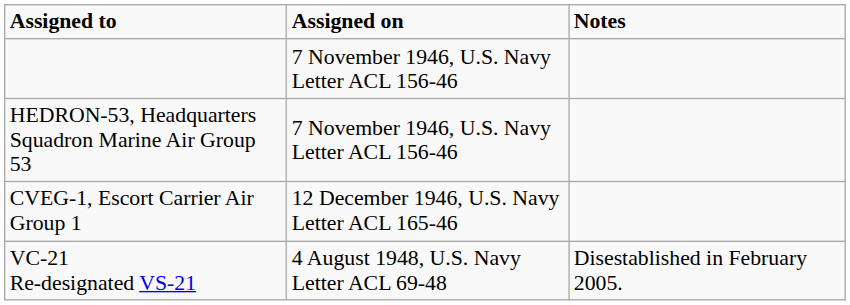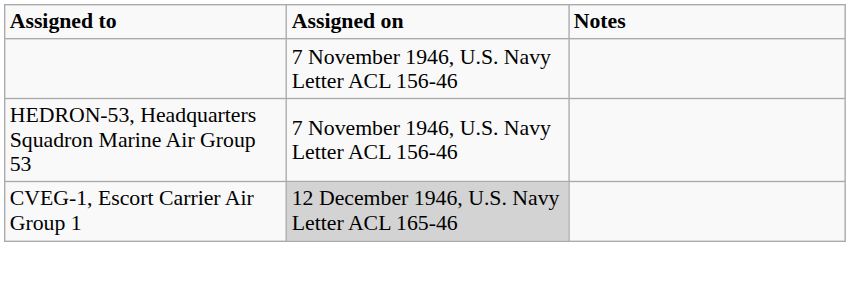(426, 210) no background -> (426, 210) lightgrey background
- row: (103, 269)
